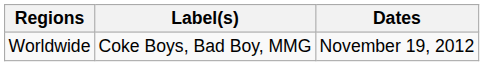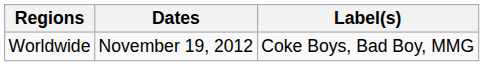columns swapped: (397, 18) <-> (205, 18)
